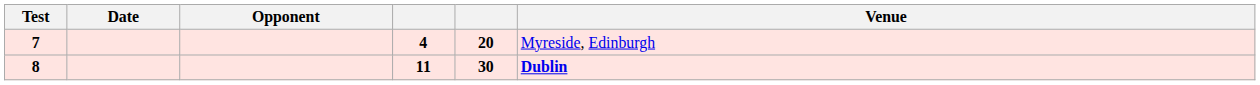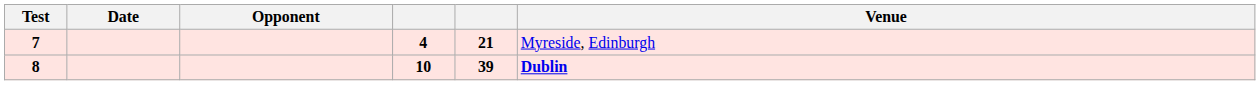(486, 42) 20 -> (486, 42) 21
(423, 67) 11 -> (423, 67) 10
(486, 67) 30 -> (486, 67) 39
